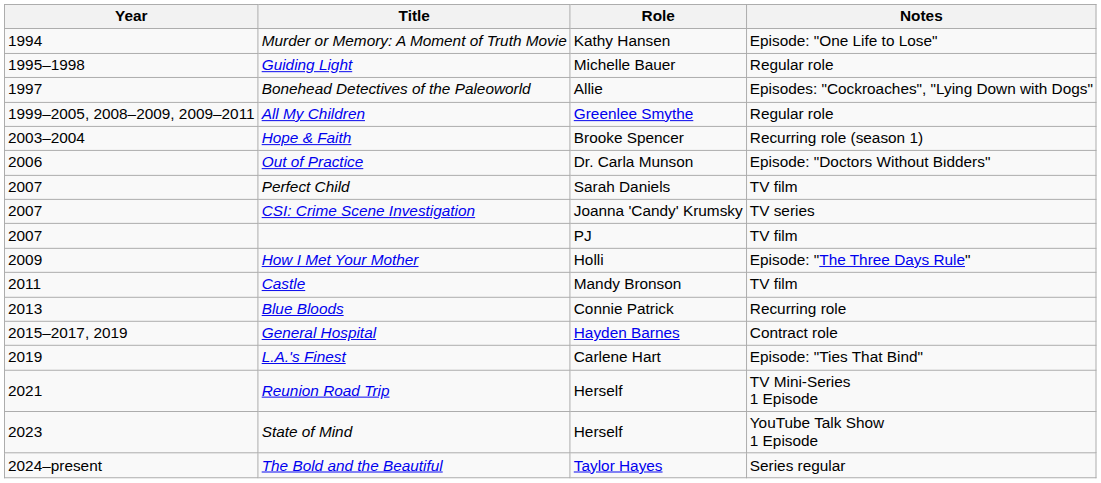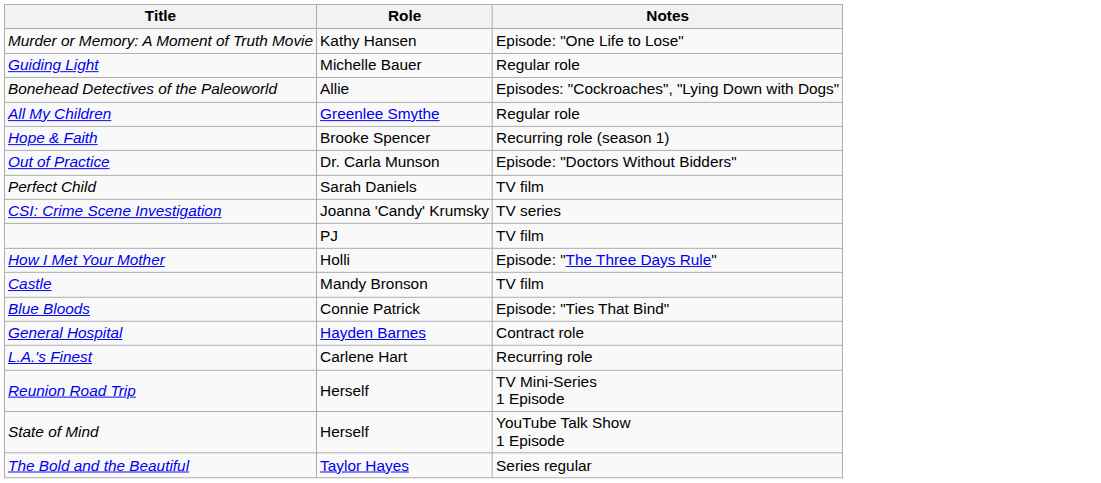- column: (131, 16)
(798, 308) Recurring role -> (583, 308) Episode: "Ties That Bind"
(836, 357) Episode: "Ties That Bind" -> (544, 357) Recurring role
